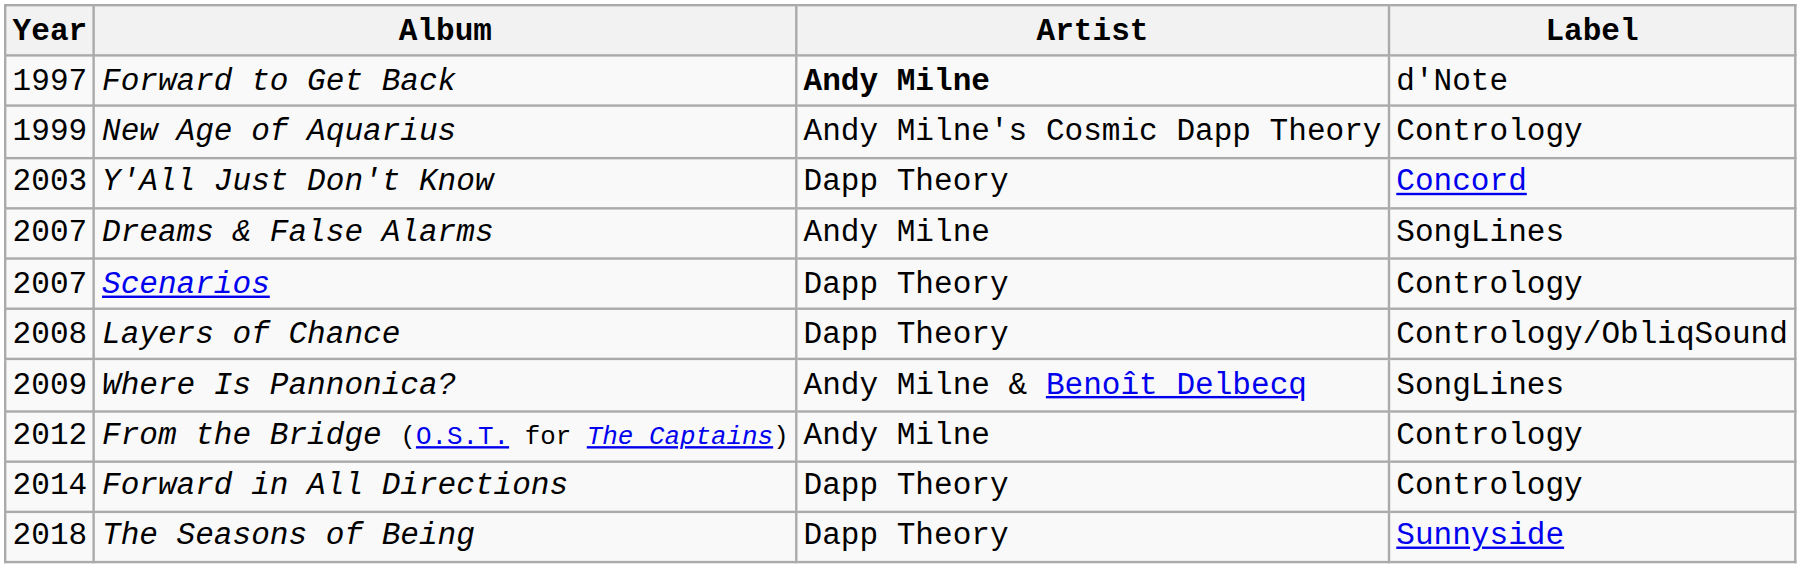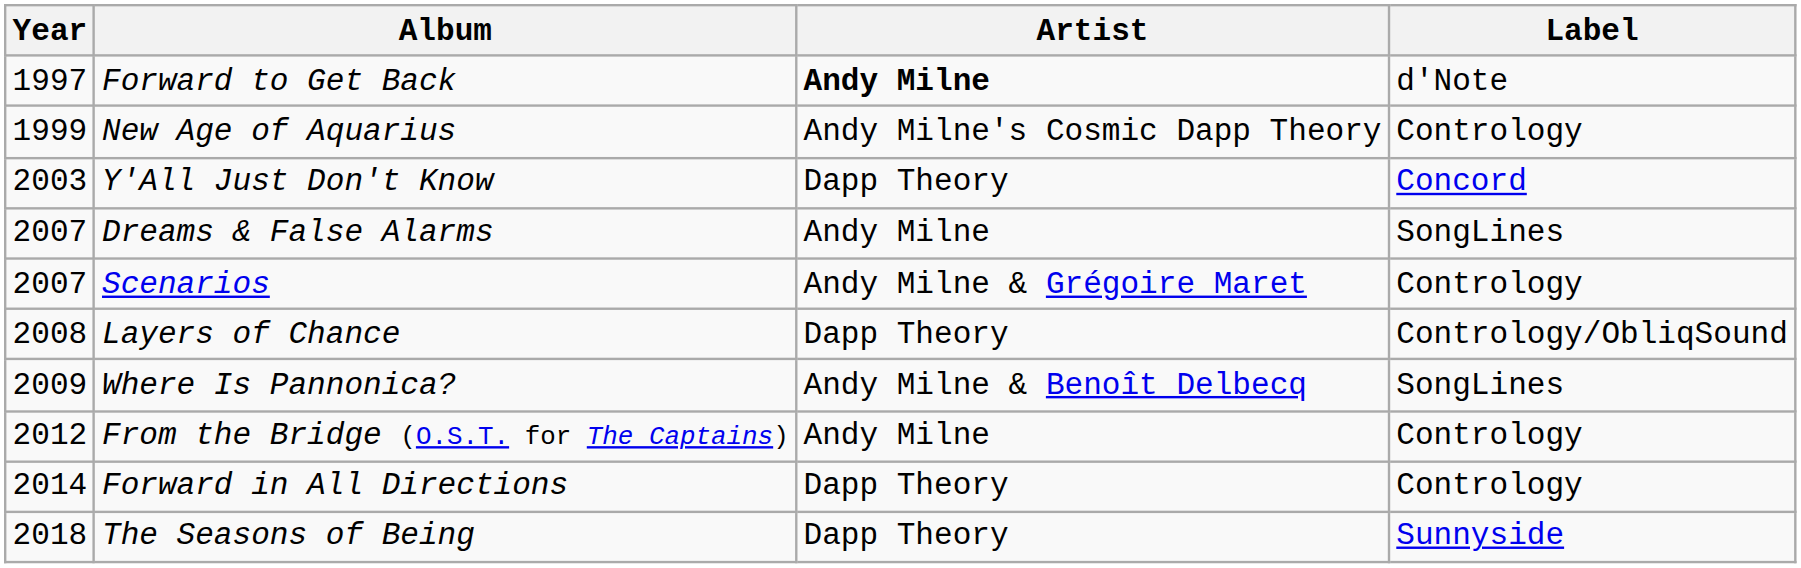(906, 284) Dapp Theory -> (1055, 284) Andy Milne & Grégoire Maret
